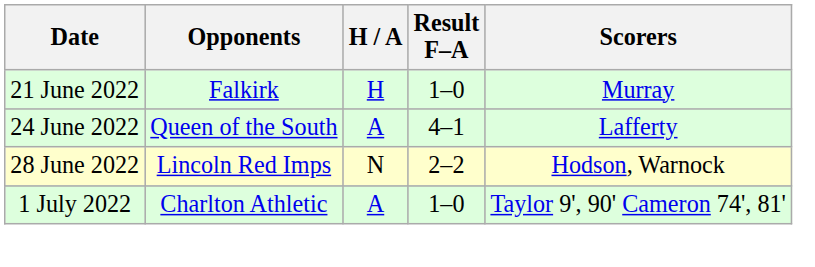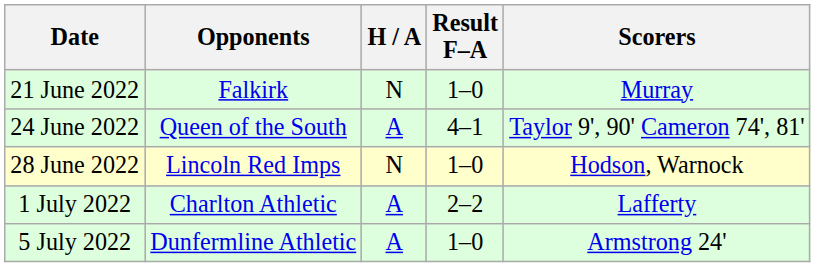(376, 89) H -> (394, 89) N
(638, 127) Lafferty -> (657, 127) Taylor 9', 90' Cameron 74', 81'
(446, 165) 2–2 -> (465, 165) 1–0
(446, 204) 1–0 -> (465, 204) 2–2
(638, 204) Taylor 9', 90' Cameron 74', 81' -> (657, 204) Lafferty
+ row: (75, 242)
